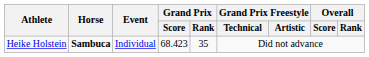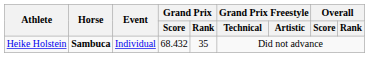(174, 44) 68.423 -> (174, 44) 68.432
